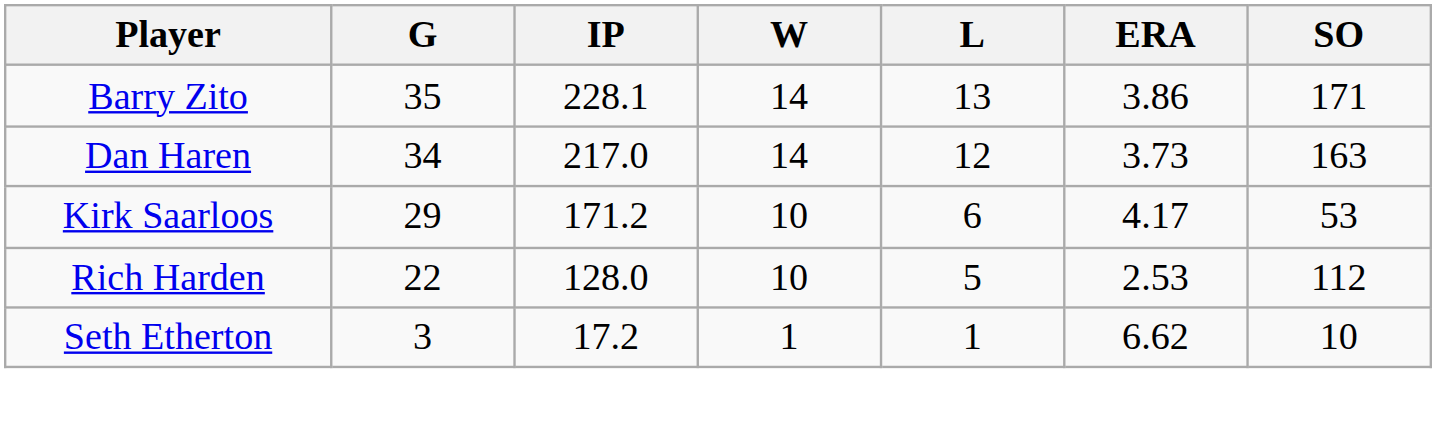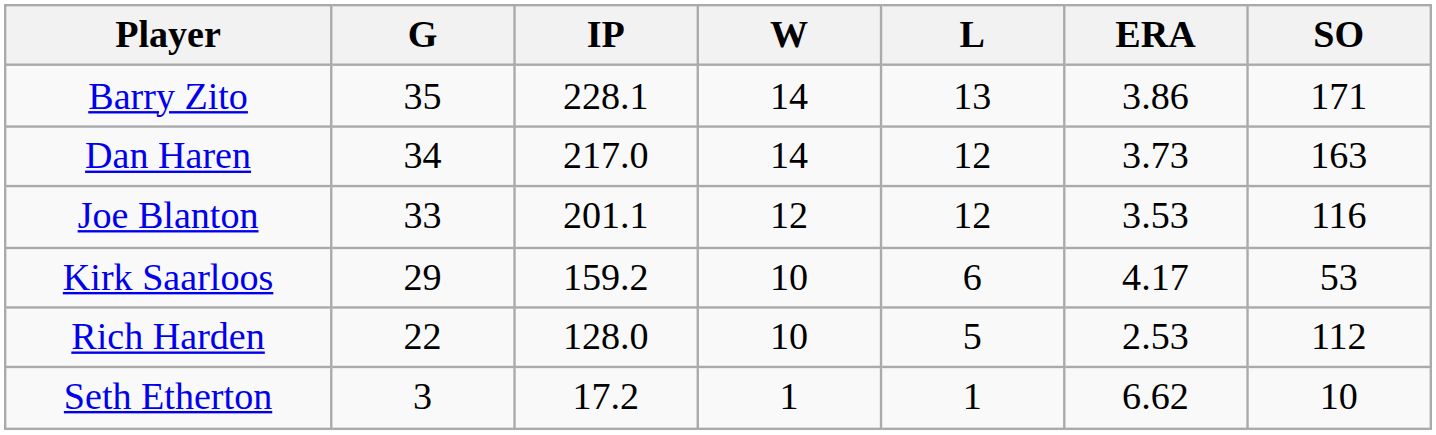+ row: (168, 215)
(606, 215) 171.2 -> (606, 276) 159.2
